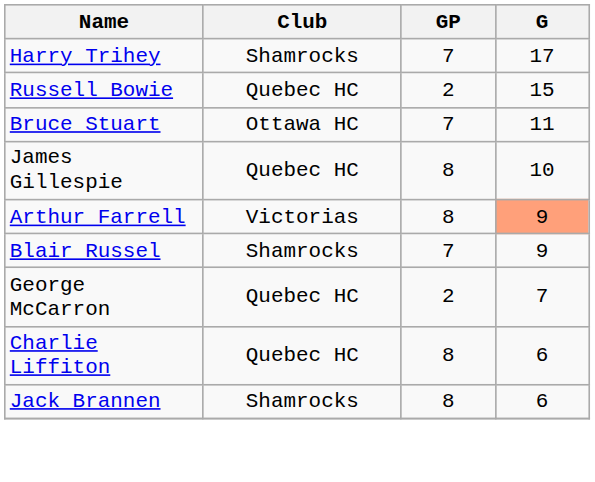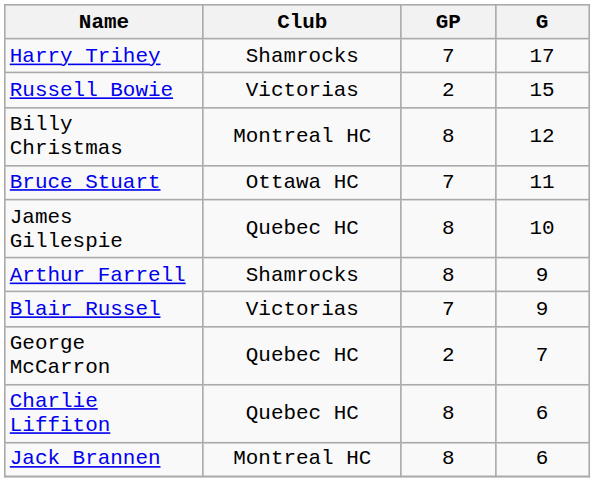(302, 90) Quebec HC -> (302, 90) Victorias
+ row: (66, 136)
(302, 217) Victorias -> (302, 275) Shamrocks
(542, 217) lightsalmon background -> (542, 275) no background
(302, 251) Shamrocks -> (302, 309) Victorias
(302, 401) Shamrocks -> (302, 460) Montreal HC
